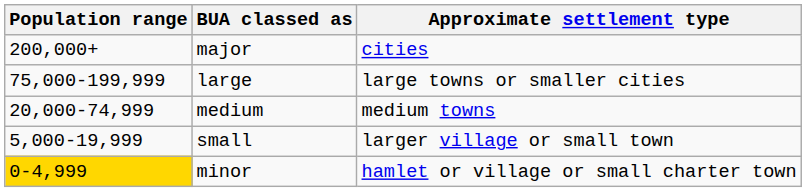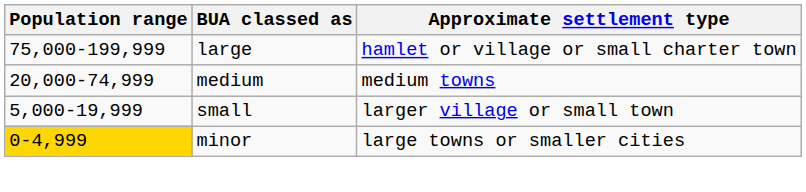- row: (224, 50)
(523, 80) large towns or smaller cities -> (579, 50) hamlet or village or small charter town
(579, 171) hamlet or village or small charter town -> (523, 141) large towns or smaller cities
